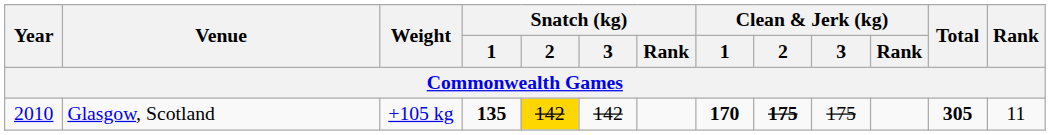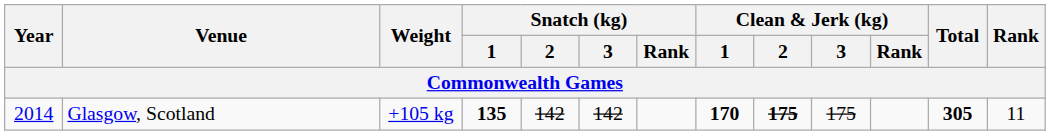(34, 113) 2010 -> (34, 113) 2014
(550, 113) gold background -> (550, 113) no background
